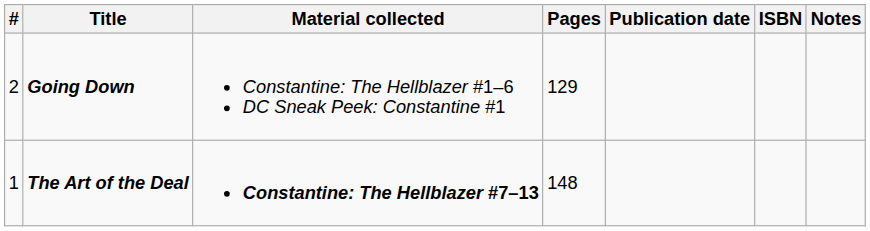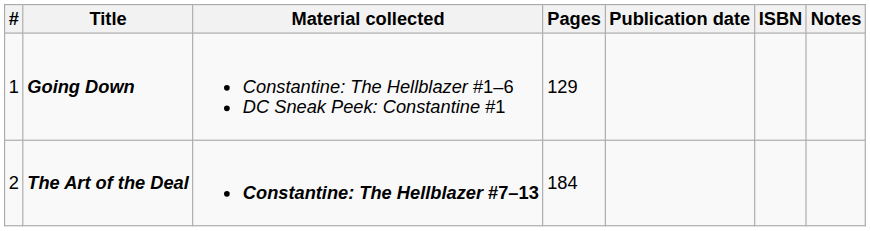(14, 86) 2 -> (14, 86) 1
(14, 182) 1 -> (14, 182) 2
(562, 182) 148 -> (562, 182) 184
